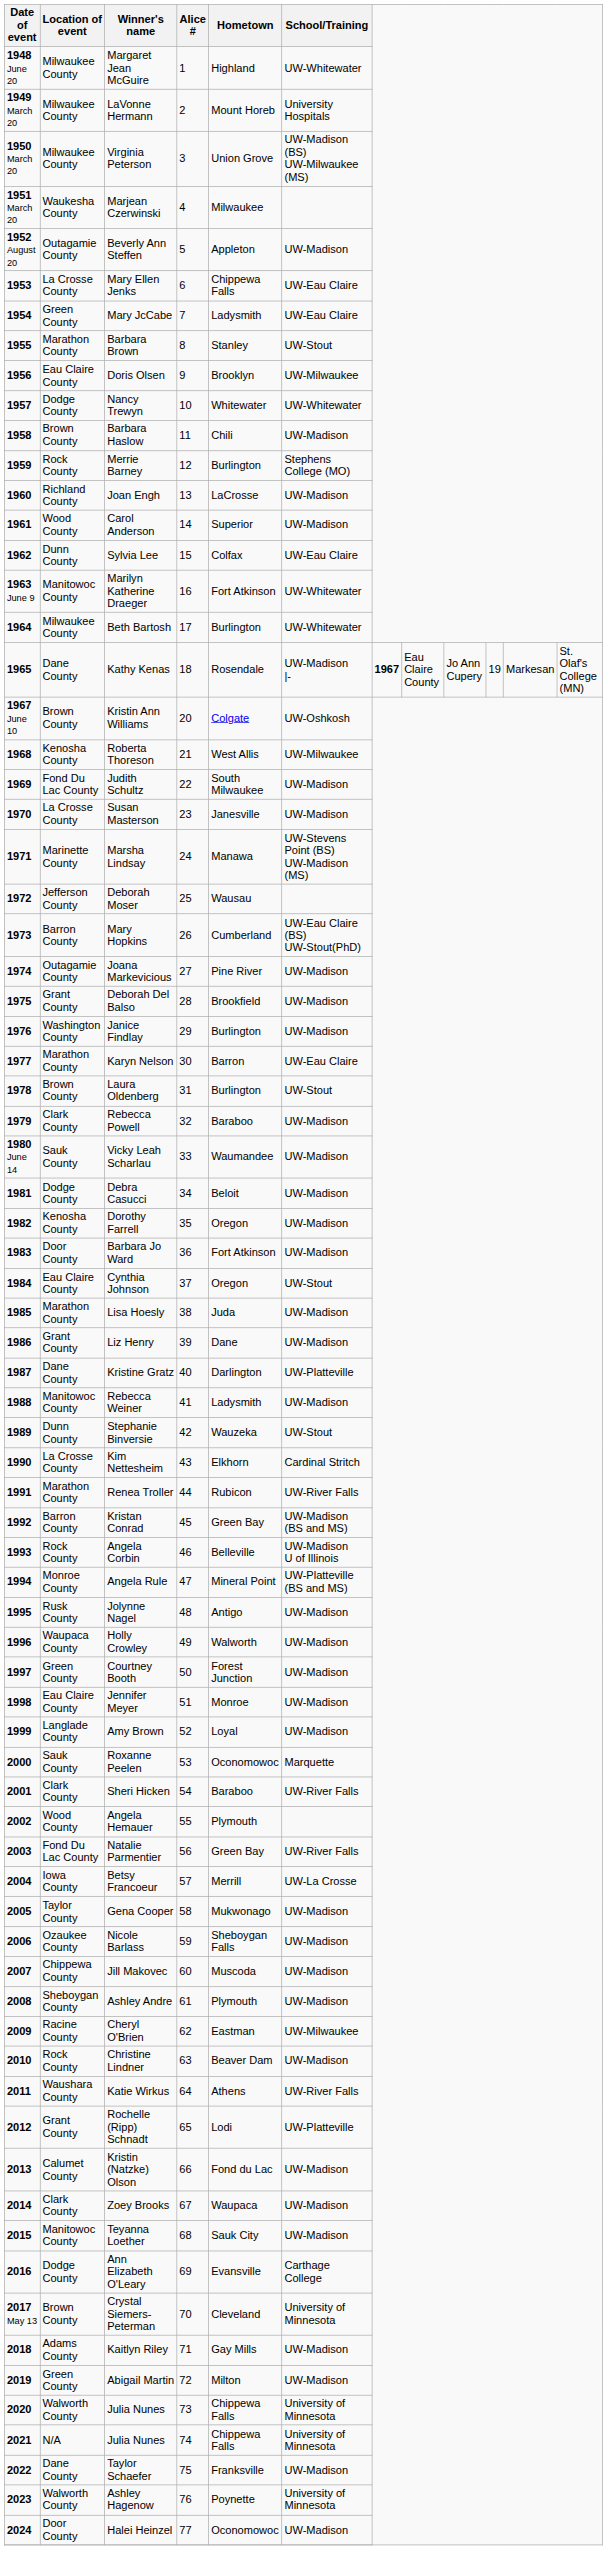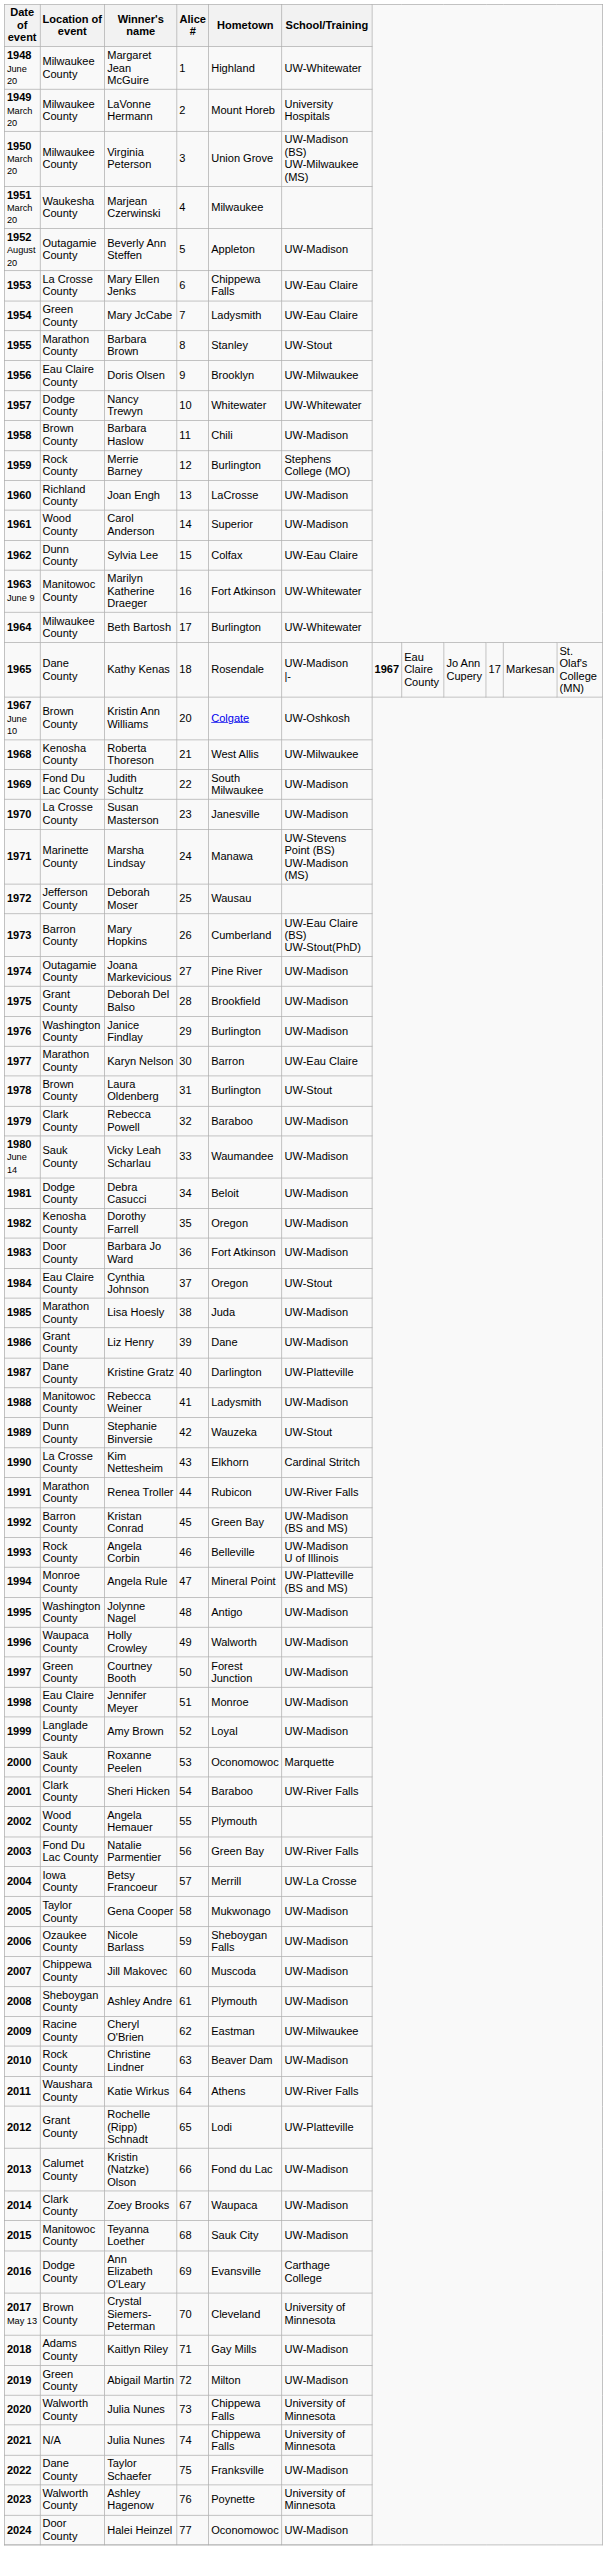(495, 669) 19 -> (495, 669) 17
(60, 1612) Rusk County -> (71, 1612) Washington County
